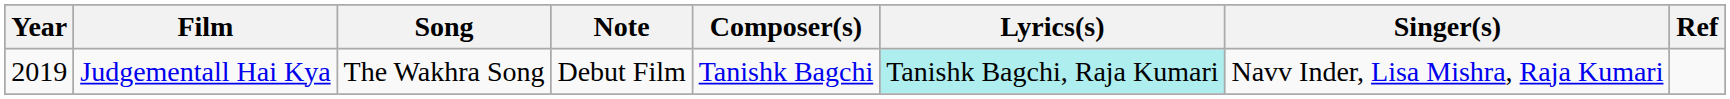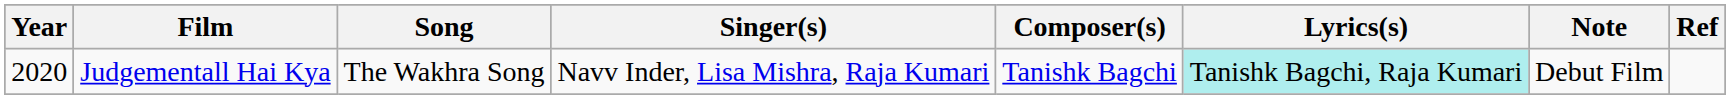columns swapped: (1447, 26) <-> (622, 26)
(39, 71) 2019 -> (39, 71) 2020
